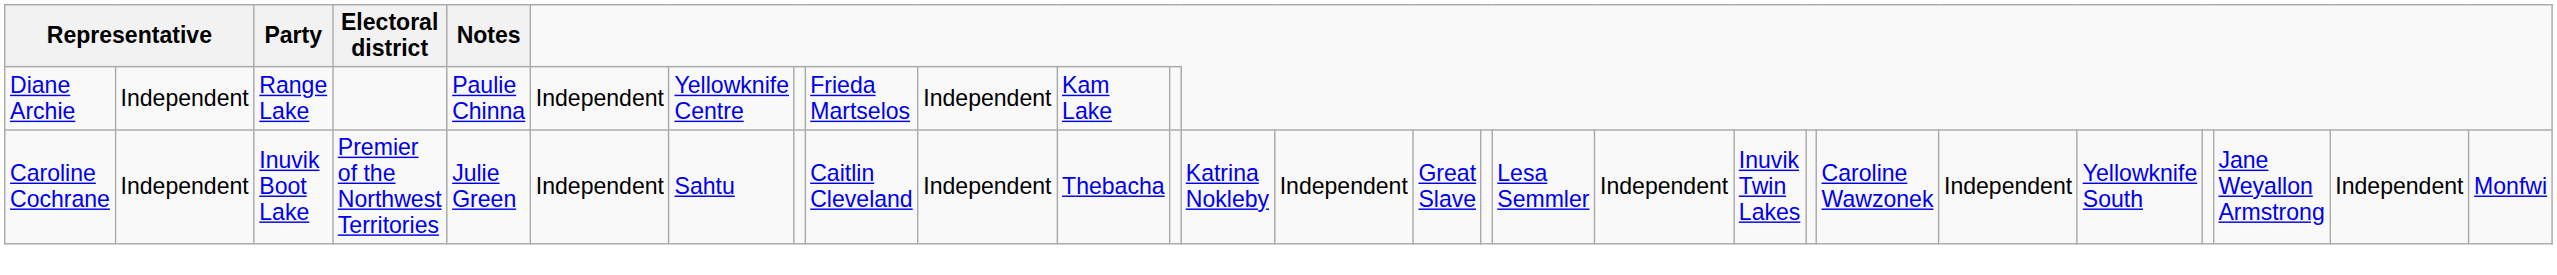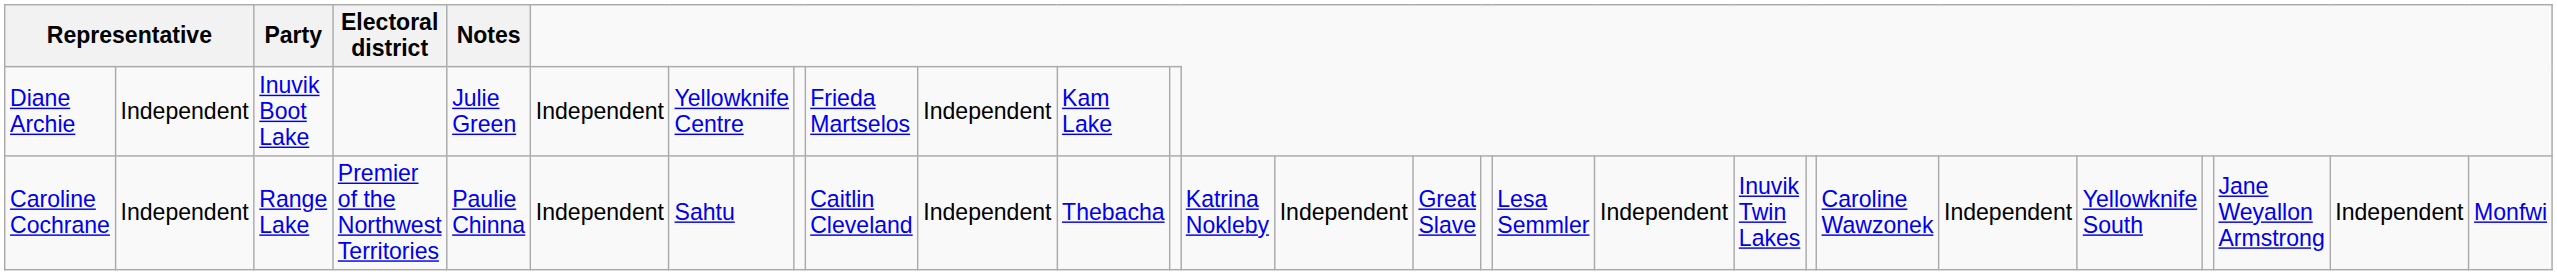(293, 98) Range Lake -> (289, 111) Inuvik Boot Lake
(489, 98) Paulie Chinna -> (484, 111) Julie Green
(289, 186) Inuvik Boot Lake -> (293, 212) Range Lake
(484, 186) Julie Green -> (489, 212) Paulie Chinna
